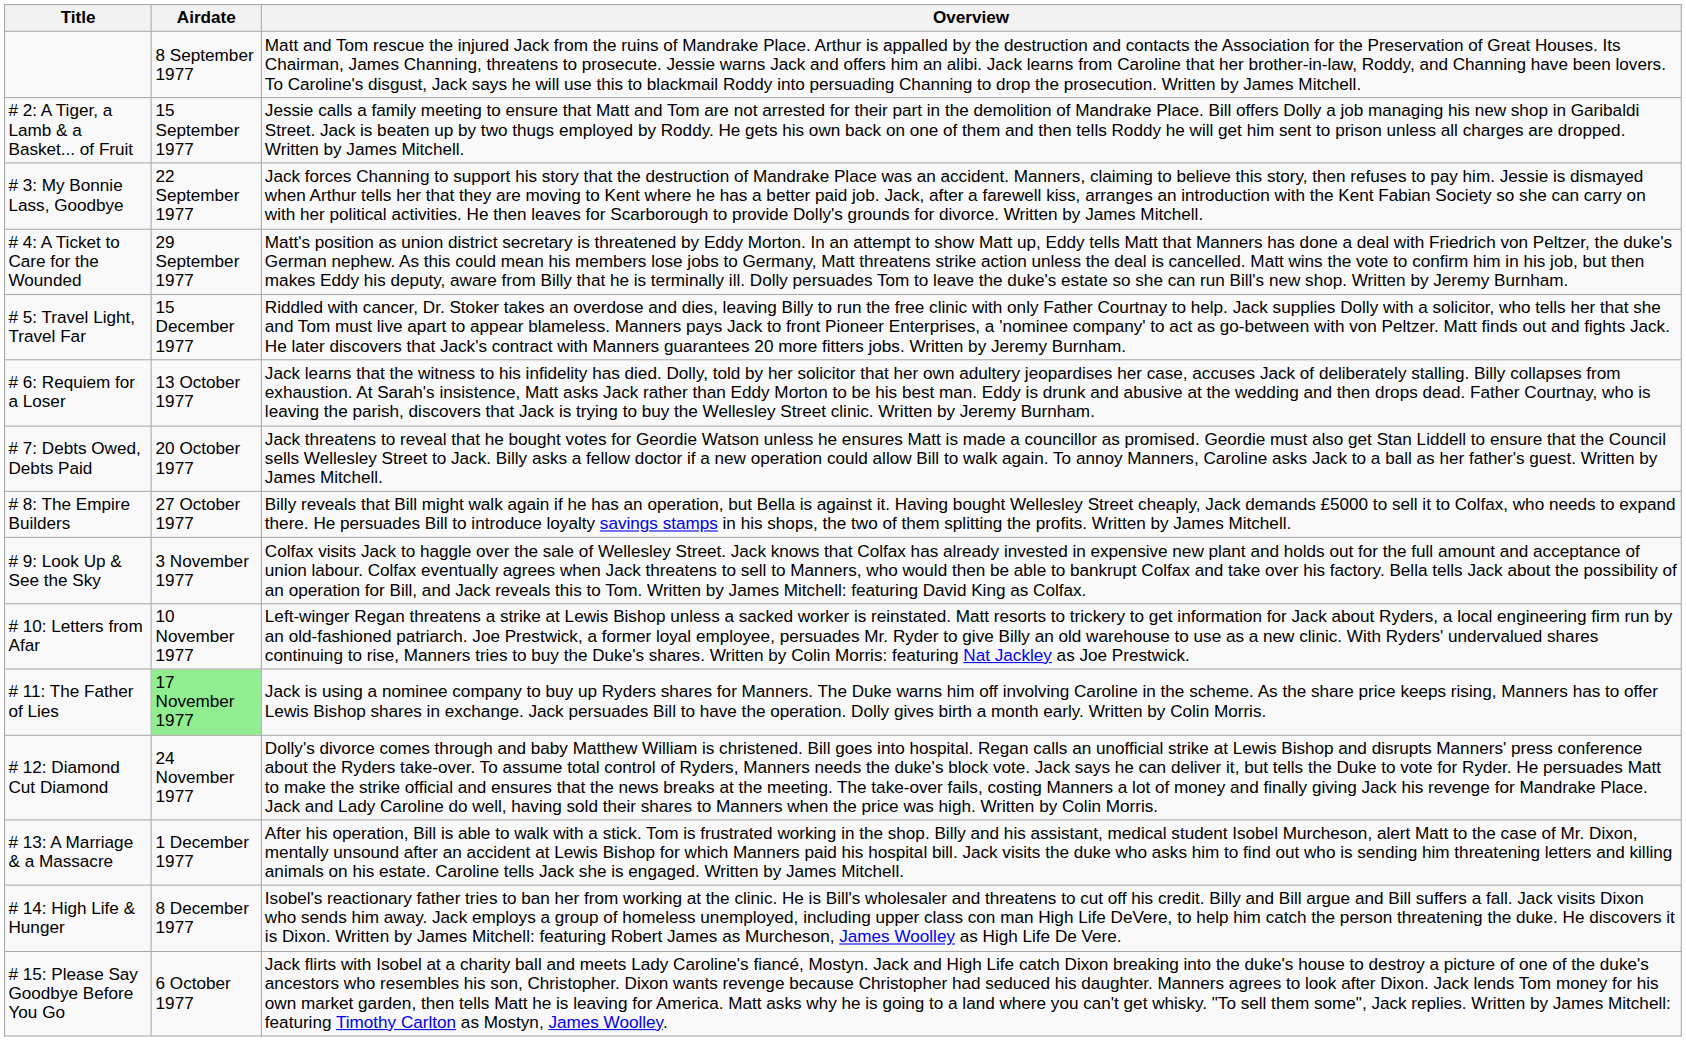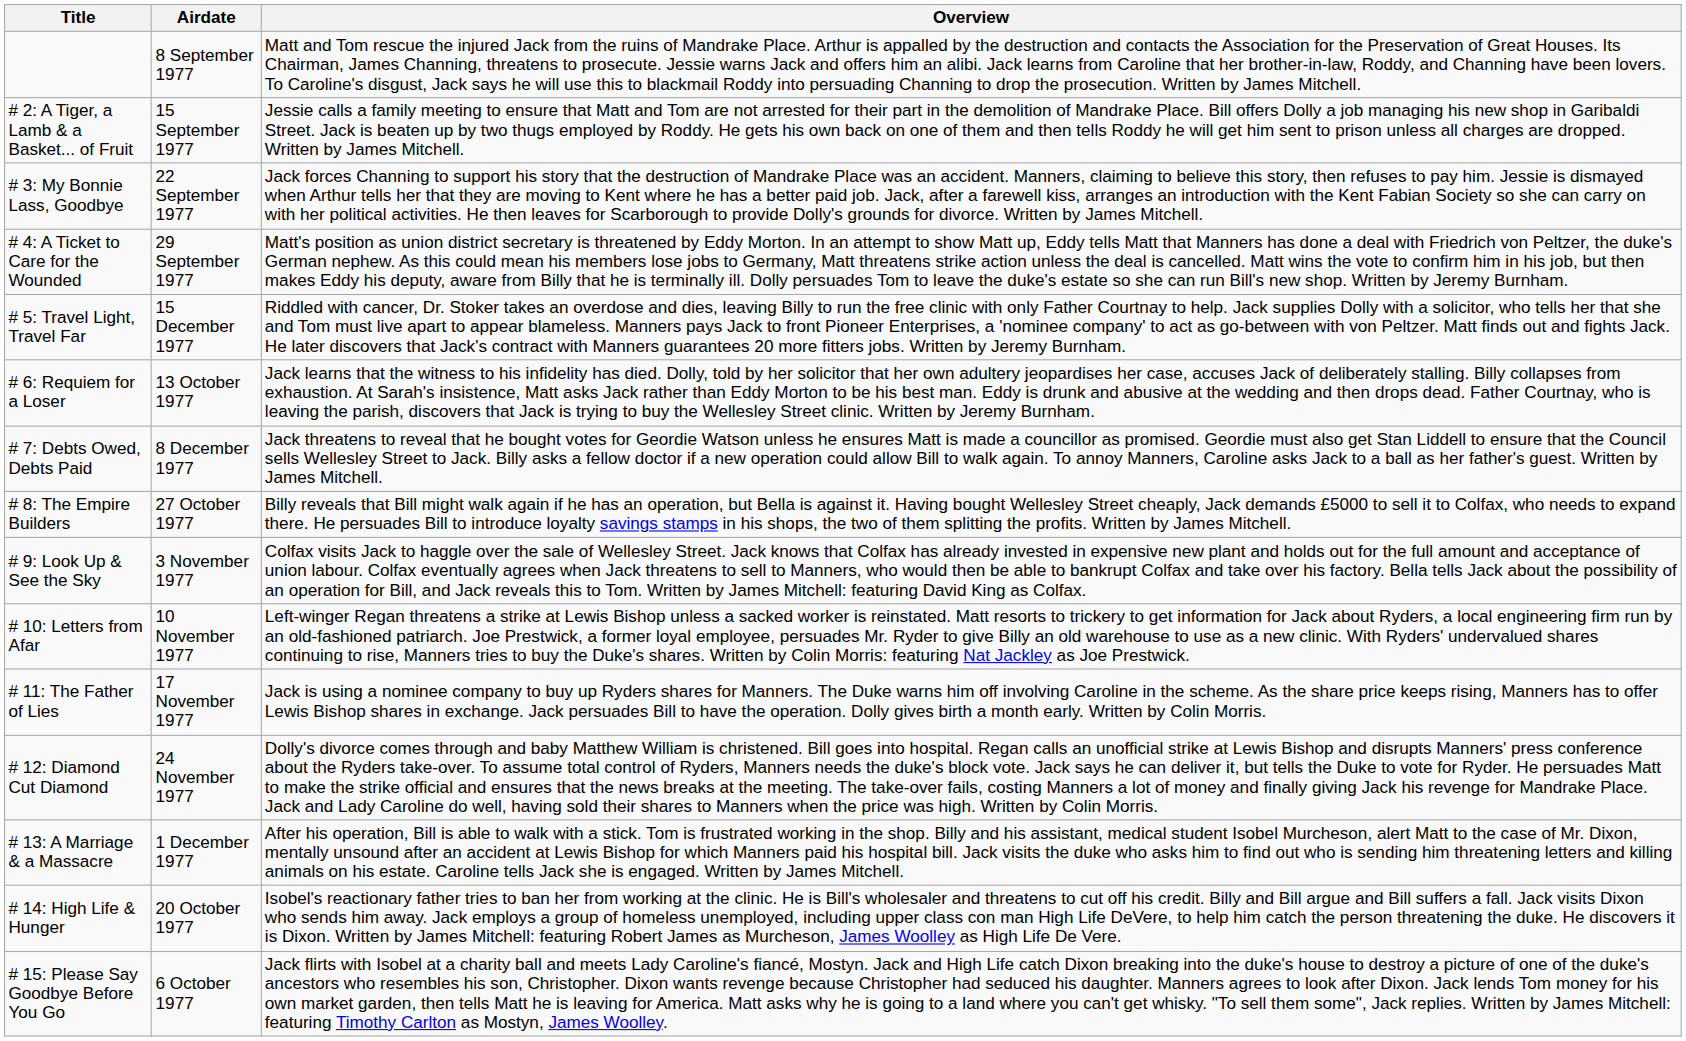(198, 458) 20 October 1977 -> (202, 458) 8 December 1977
(195, 701) lightgreen background -> (195, 701) no background
(202, 918) 8 December 1977 -> (198, 918) 20 October 1977
